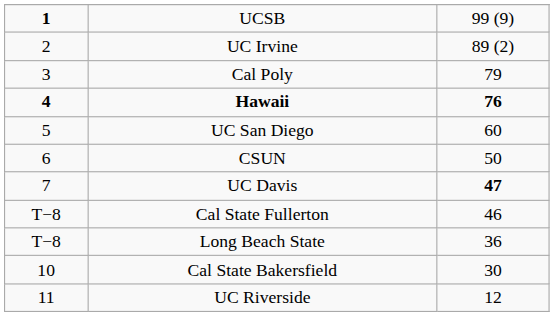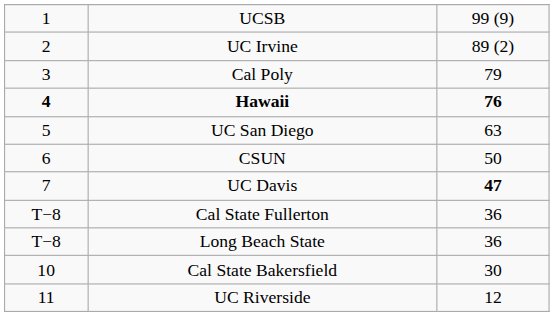(46, 18) bold -> (46, 18) normal
(493, 130) 60 -> (493, 130) 63
(493, 213) 46 -> (493, 213) 36
